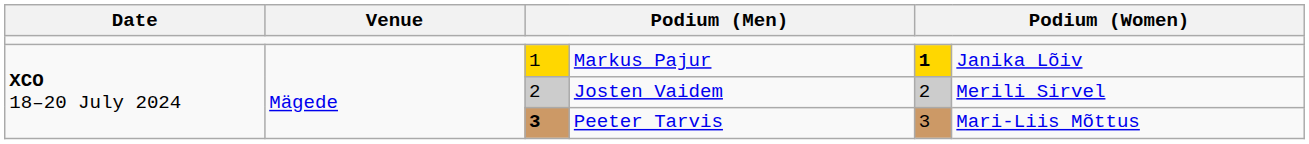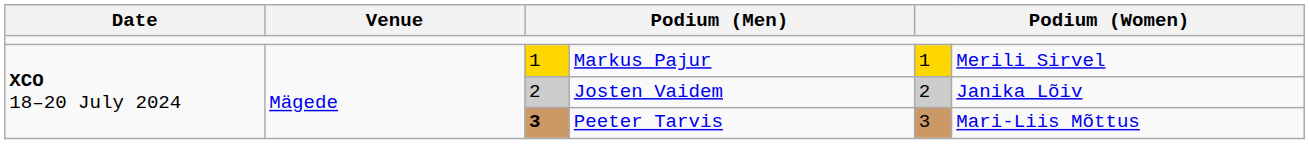(924, 61) bold -> (924, 61) normal
(1019, 61) Janika Lõiv -> (1031, 61) Merili Sirvel
(1031, 92) Merili Sirvel -> (1019, 92) Janika Lõiv
